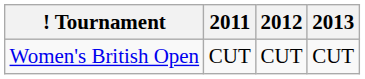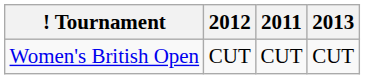columns swapped: (230, 21) <-> (281, 21)
